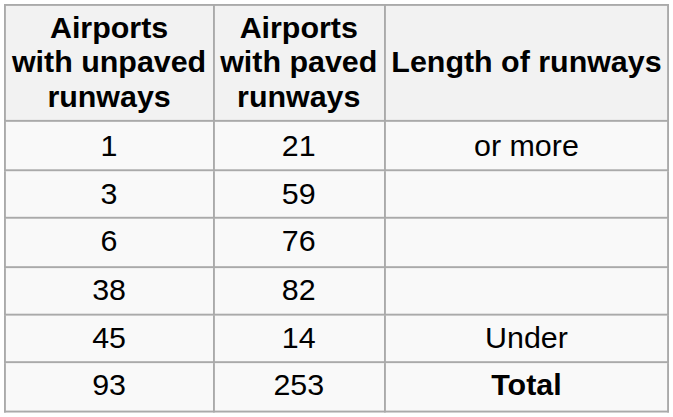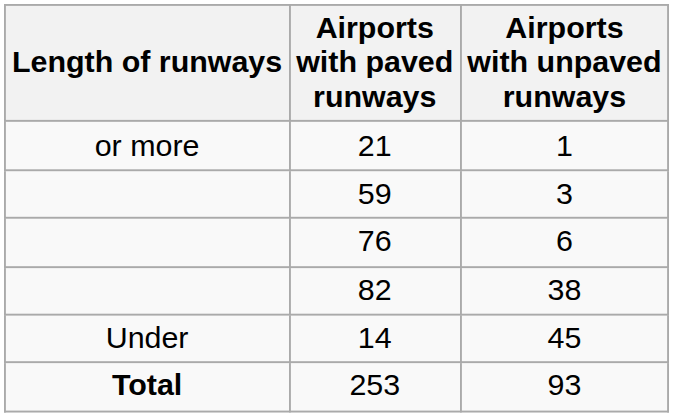columns swapped: (526, 62) <-> (109, 62)
